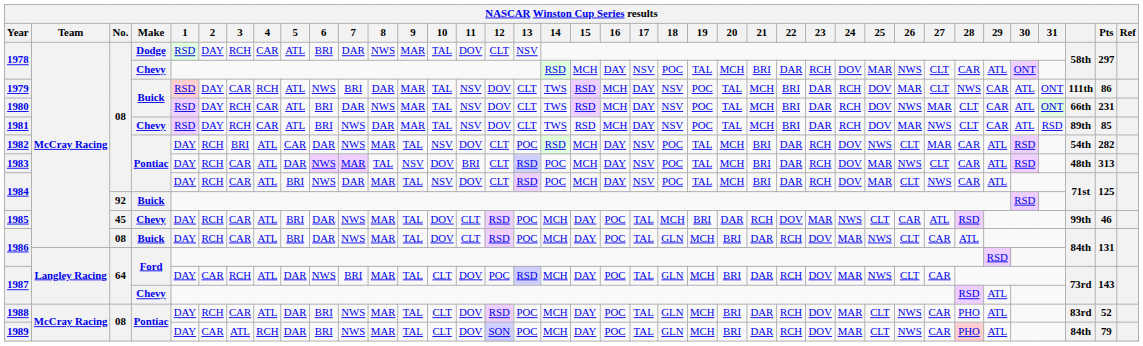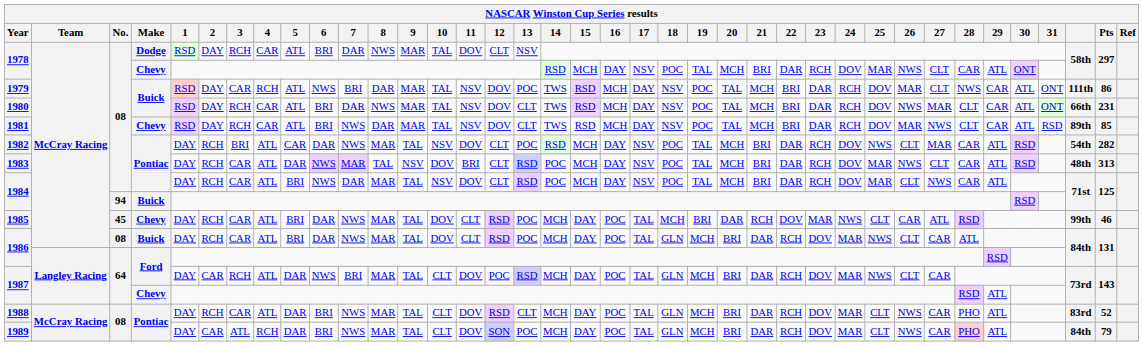(527, 88) CLT -> (527, 88) POC
(120, 200) 92 -> (120, 200) 94
(527, 313) POC -> (527, 313) CLT
